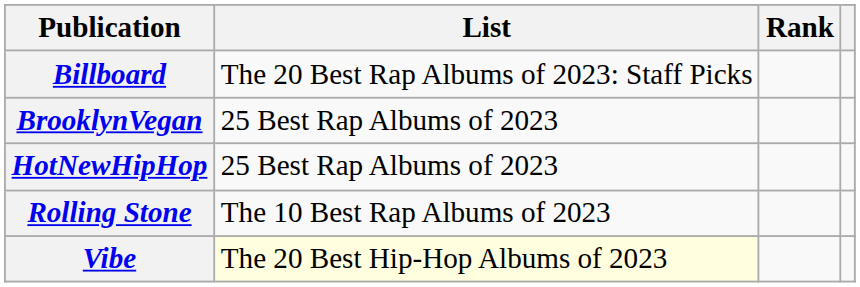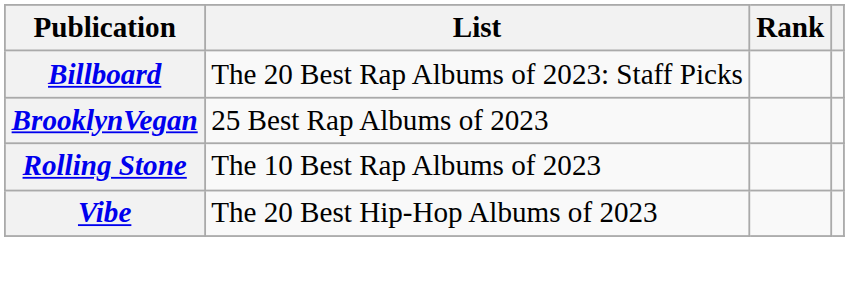- row: (110, 166)
(444, 258) lightyellow background -> (434, 212) no background
